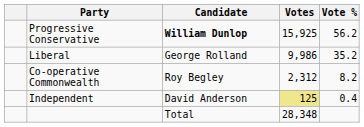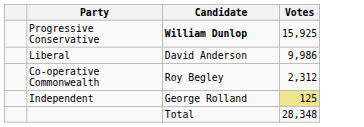- column: (339, 12)
(206, 55) George Rolland -> (206, 55) David Anderson
(206, 98) David Anderson -> (206, 98) George Rolland
